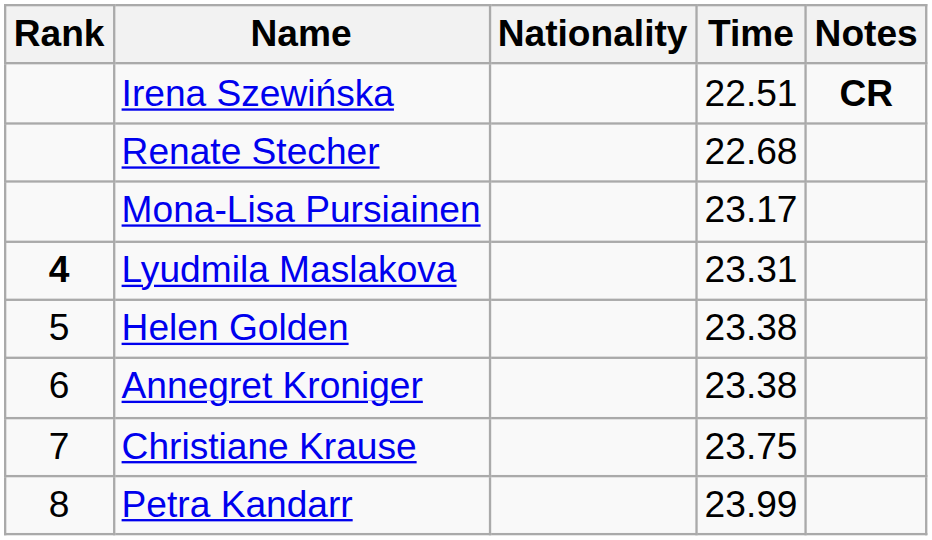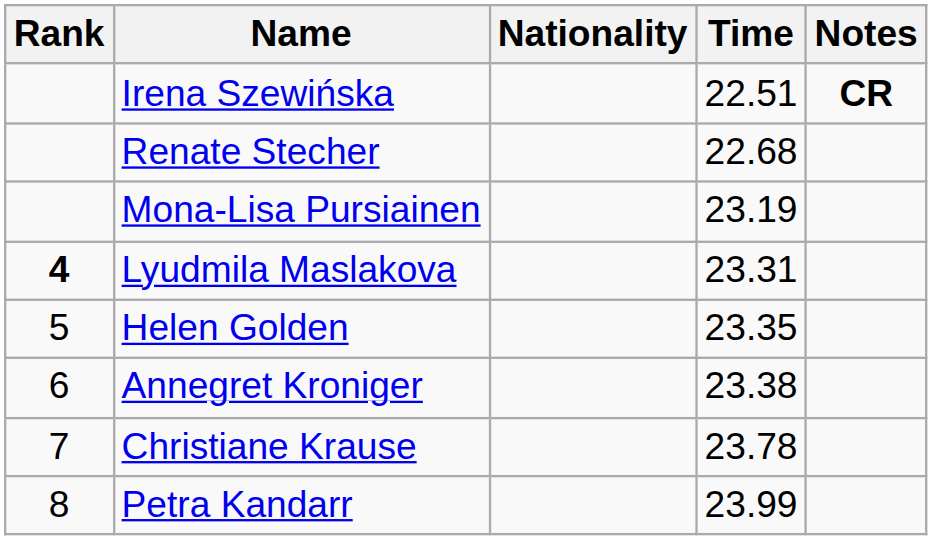(751, 210) 23.17 -> (751, 210) 23.19
(751, 328) 23.38 -> (751, 328) 23.35
(751, 446) 23.75 -> (751, 446) 23.78
